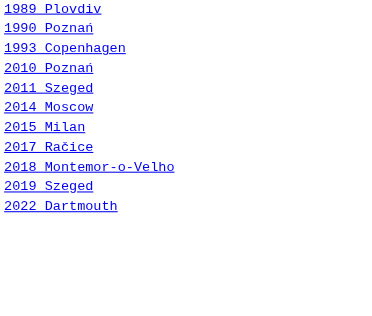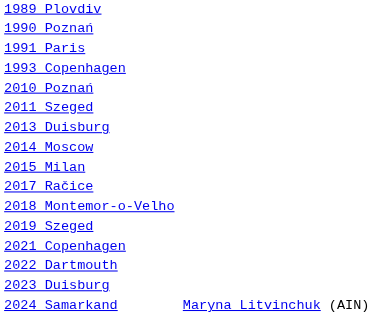+ row: (45, 48)
+ row: (57, 127)
+ row: (65, 246)
+ row: (57, 286)
+ row: (61, 305)
